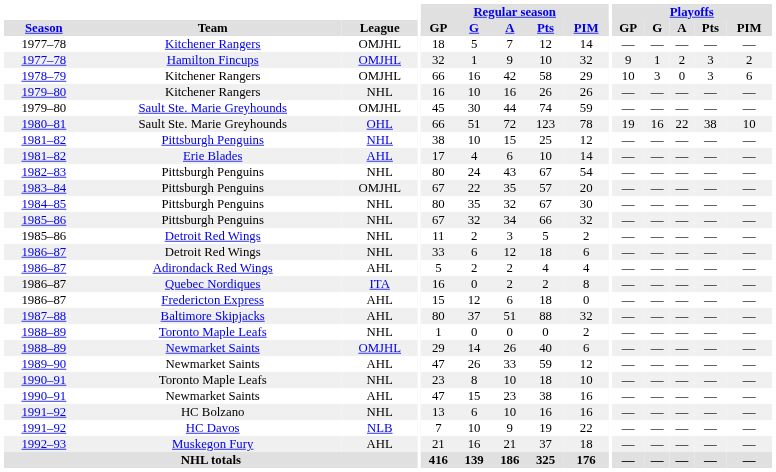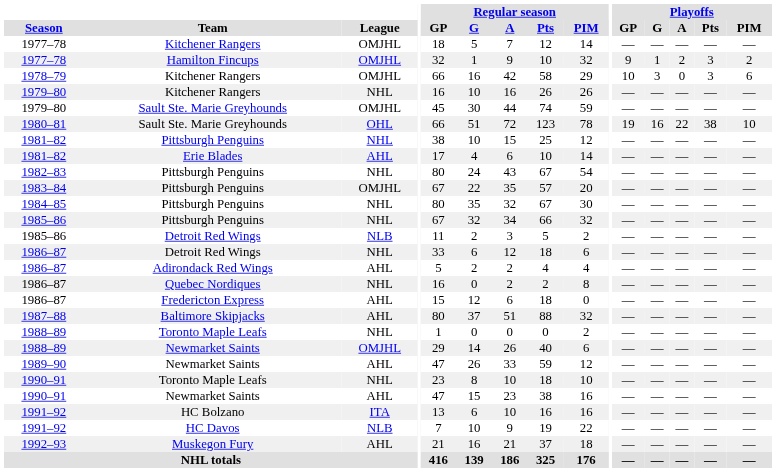(380, 236) NHL -> (380, 236) NLB
(380, 284) ITA -> (380, 284) NHL
(380, 412) NHL -> (380, 412) ITA
